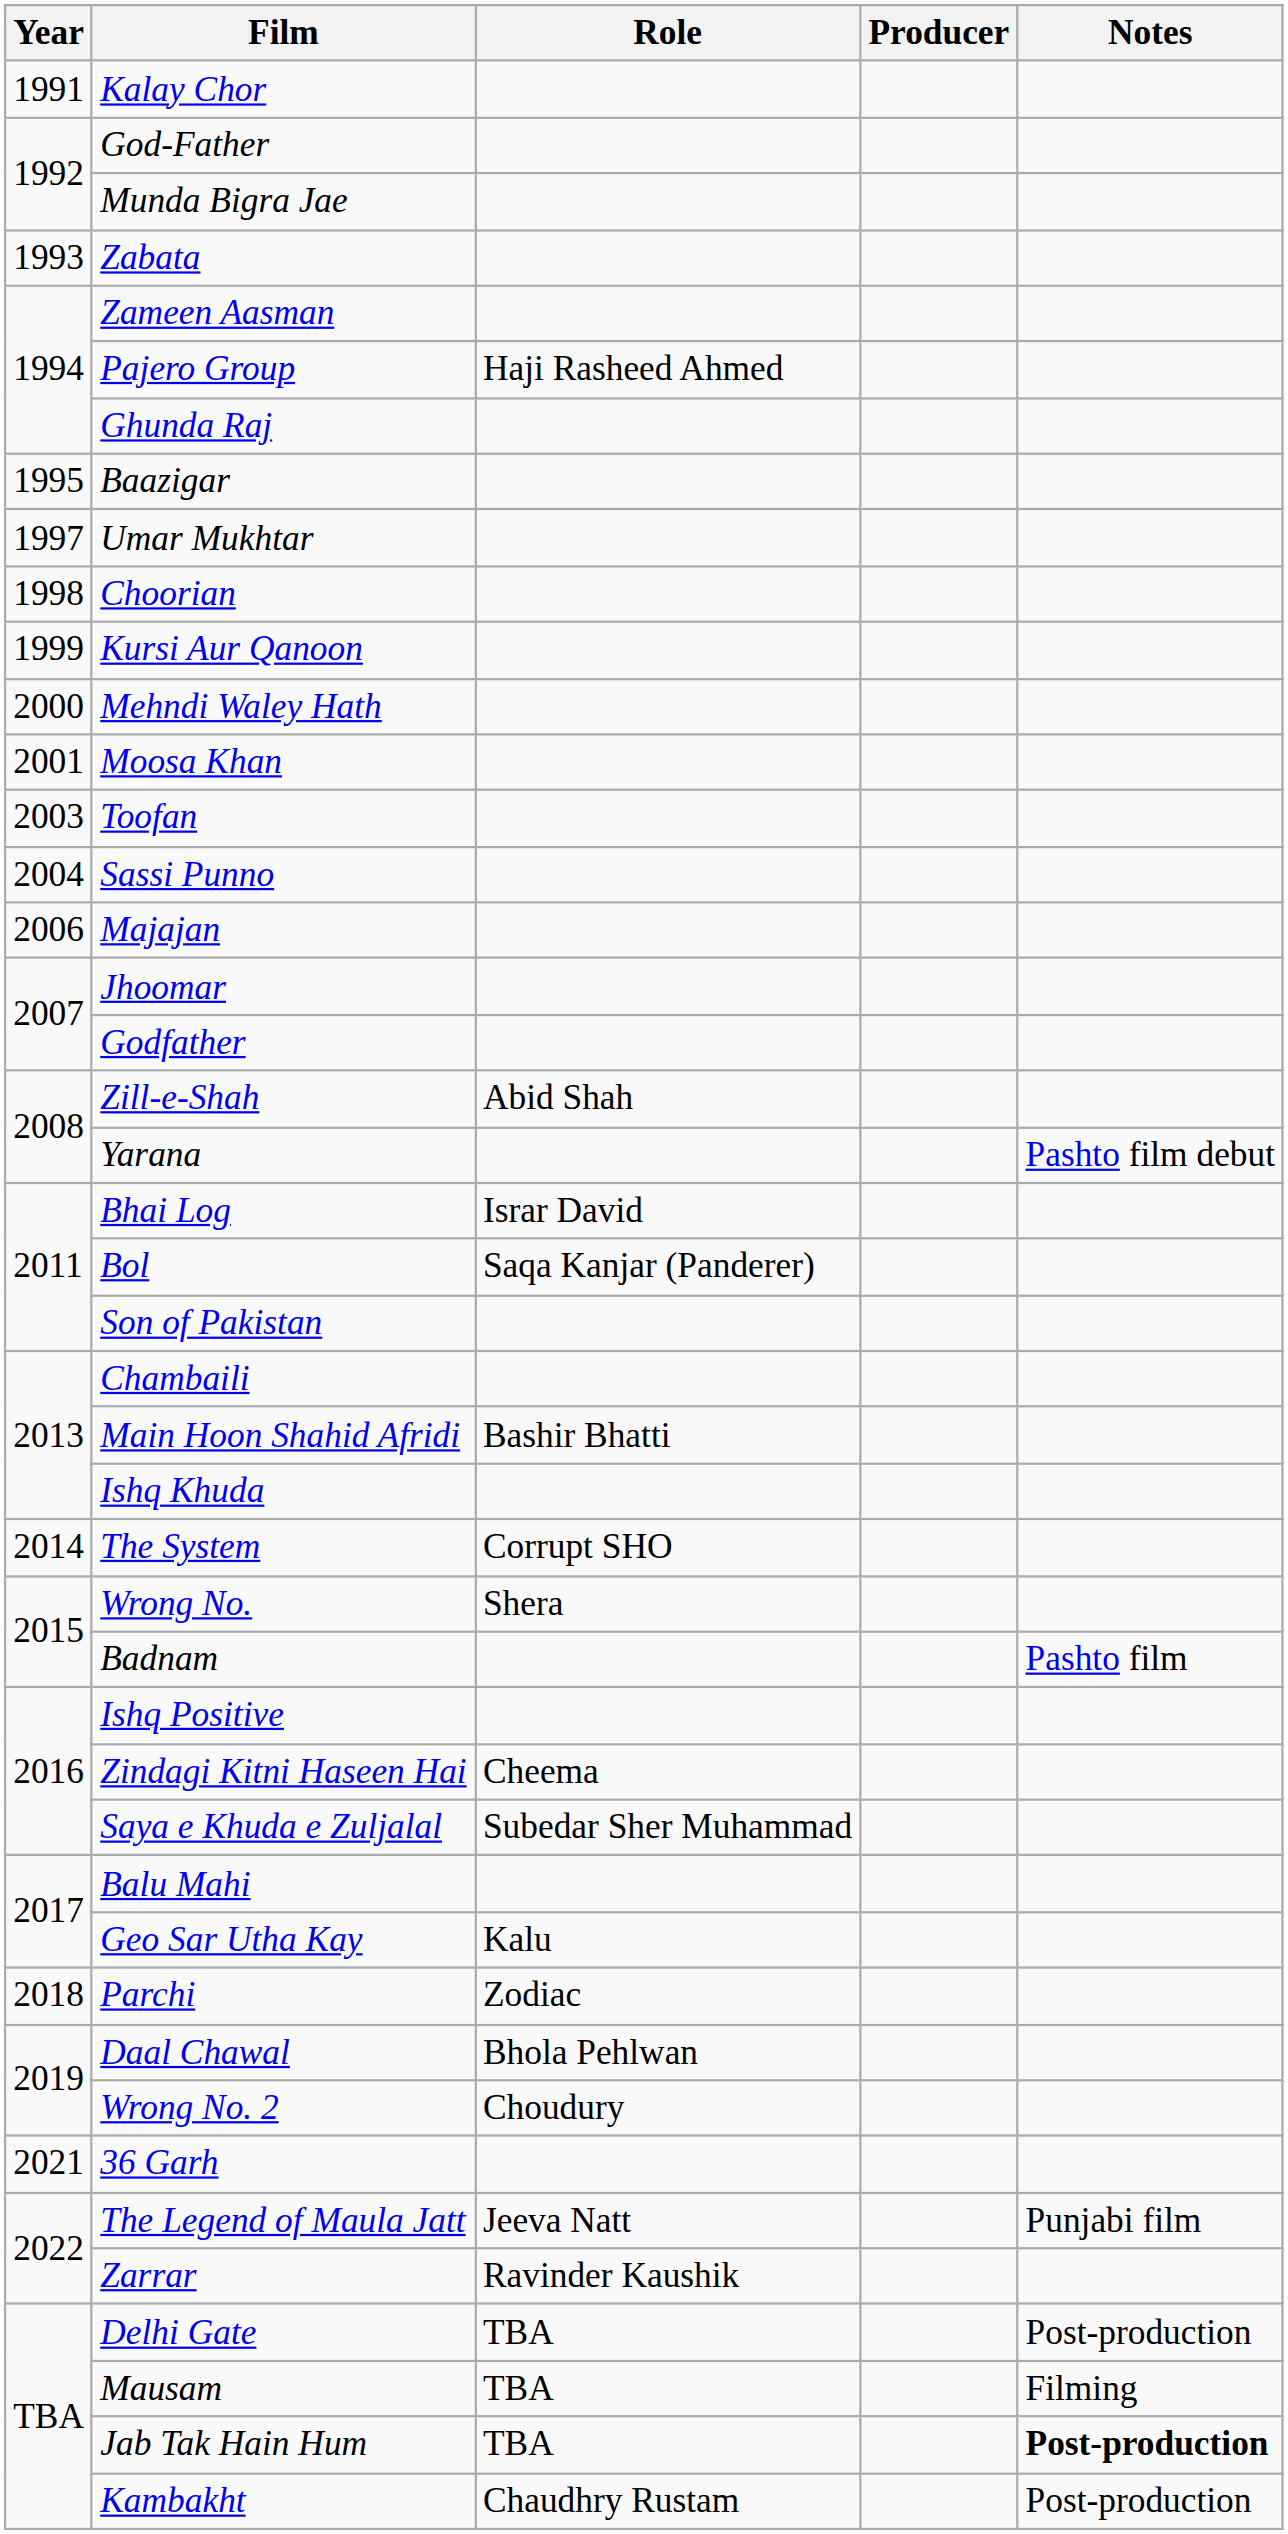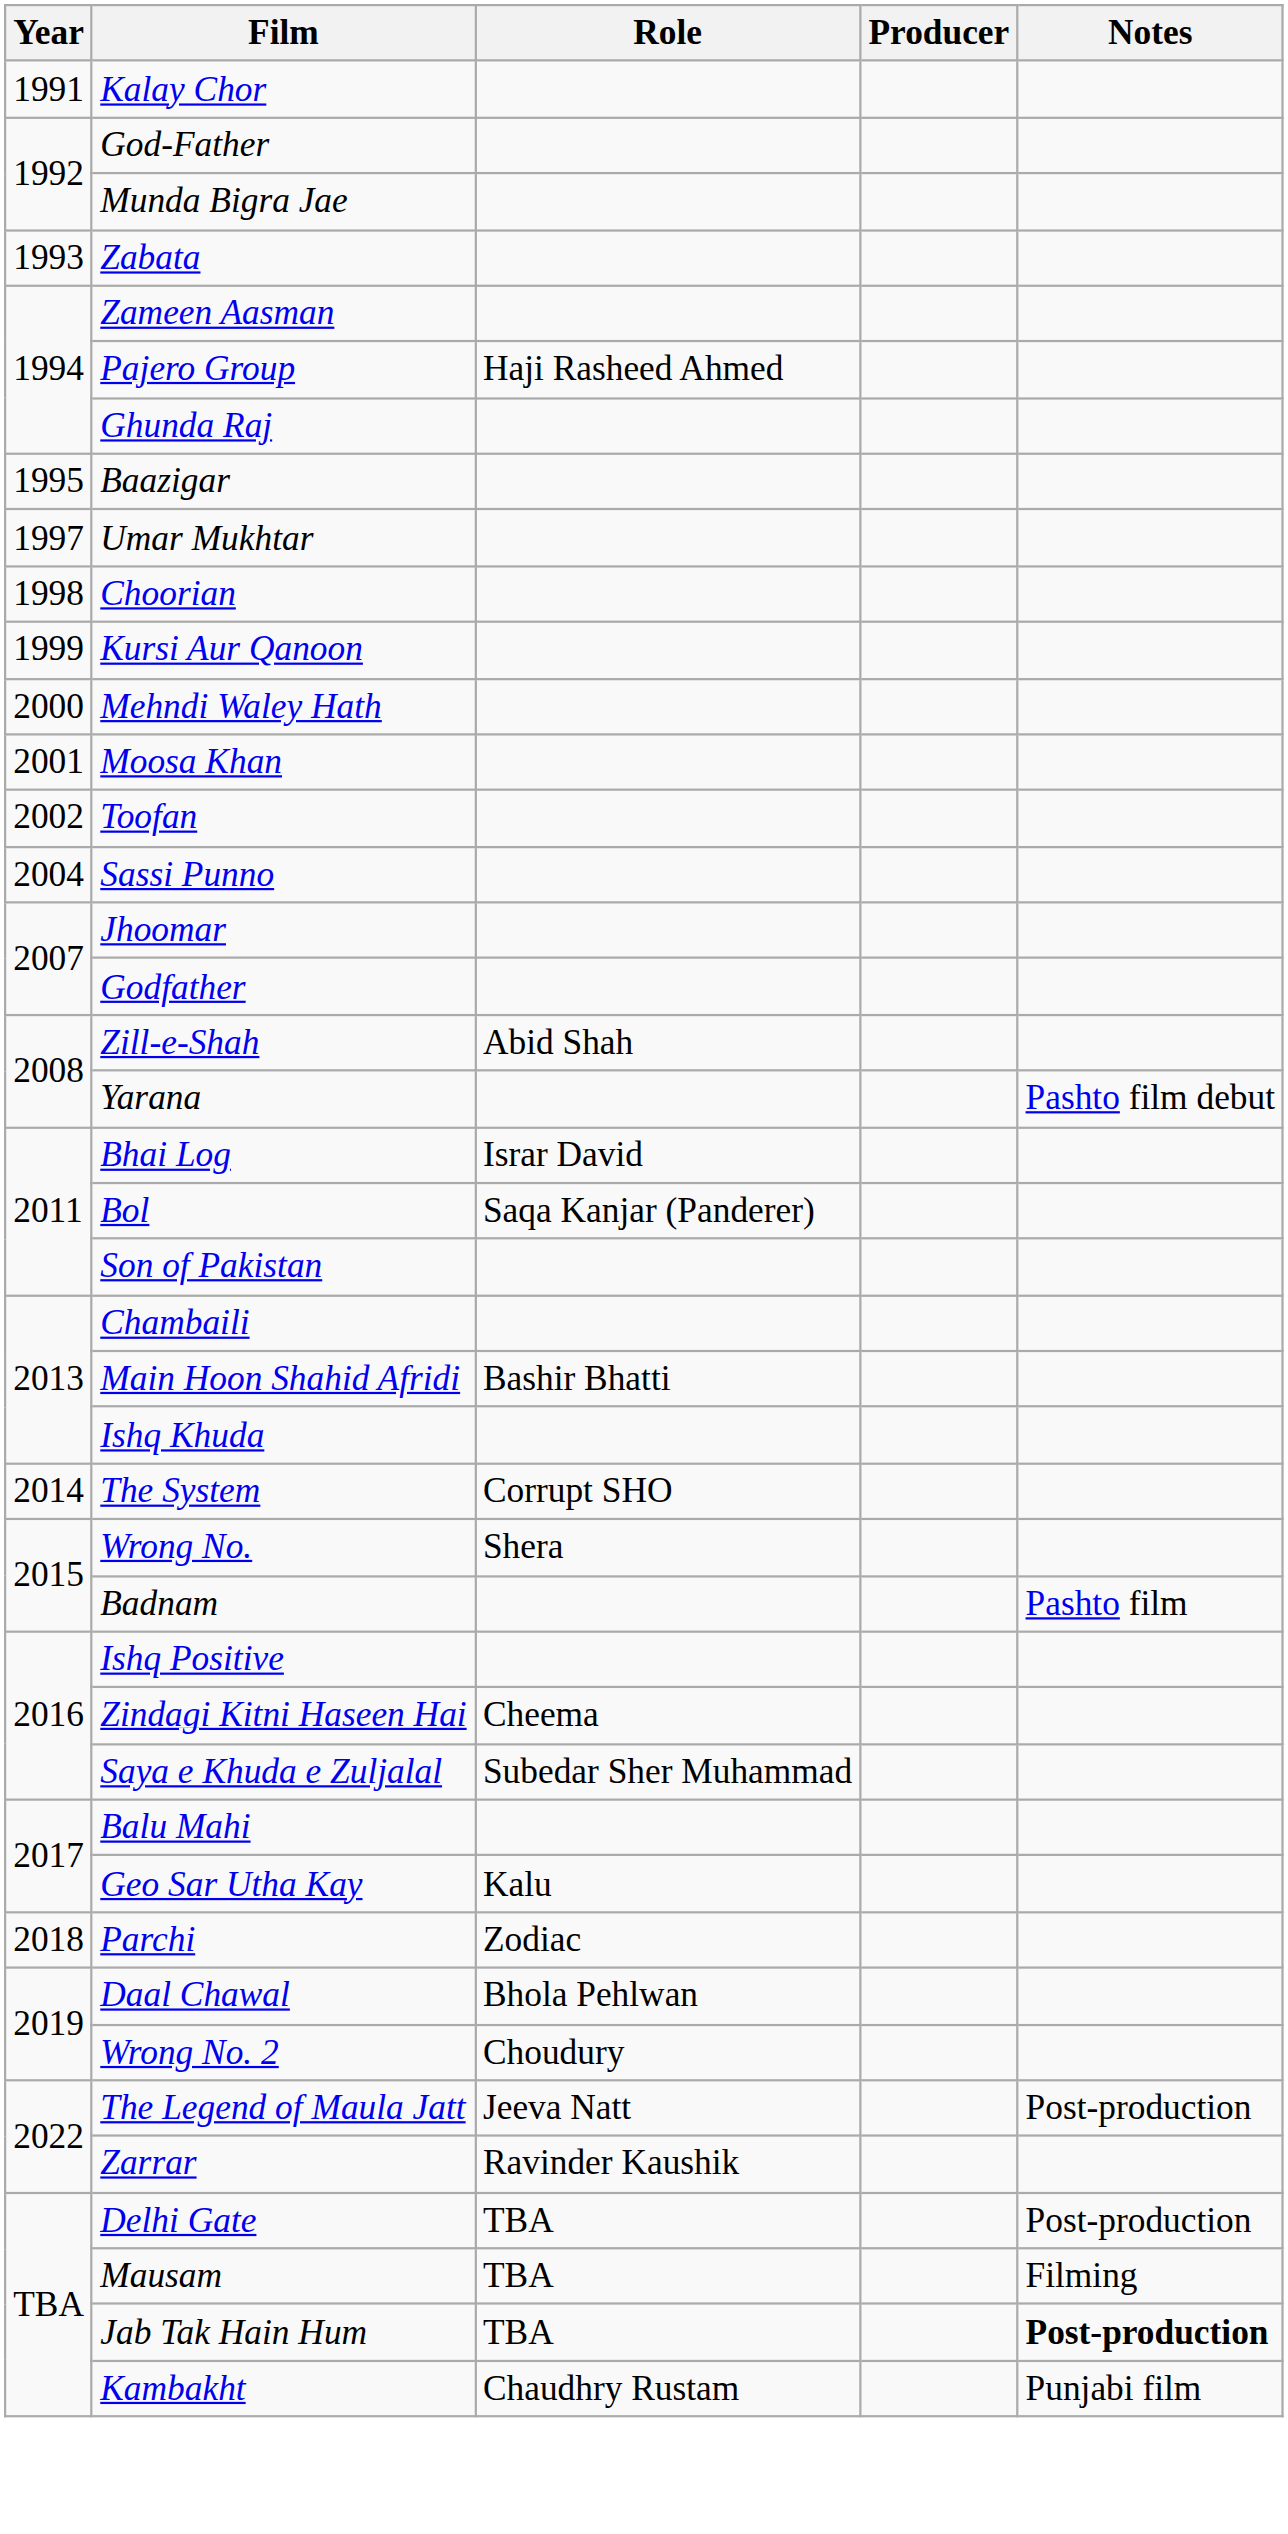(49, 817) 2003 -> (49, 817) 2002
- row: (160, 929)
- row: (159, 2163)
(1113, 2219) Punjabi film -> (1138, 2107) Post-production
(1138, 2500) Post-production -> (1113, 2387) Punjabi film
